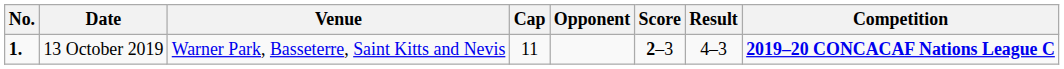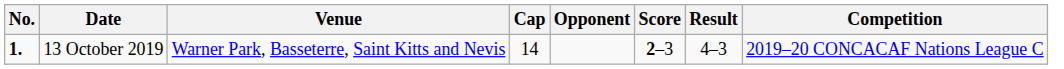(530, 49) 11 -> (530, 49) 14
(901, 49) bold -> (895, 49) normal
